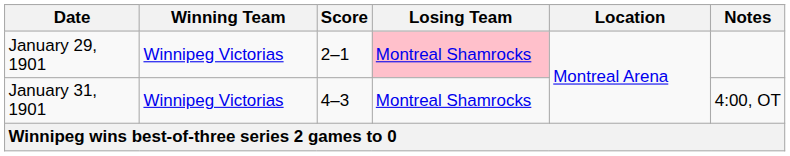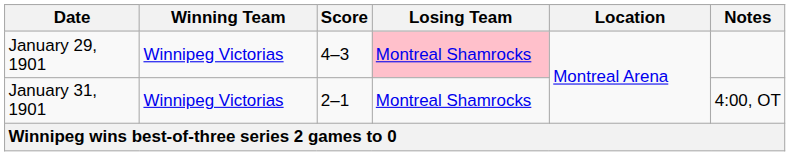(335, 54) 2–1 -> (335, 54) 4–3
(335, 100) 4–3 -> (335, 100) 2–1
